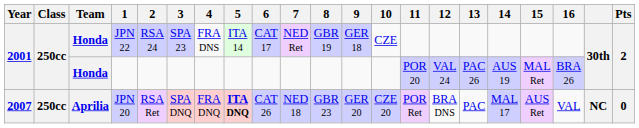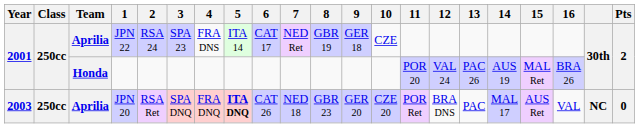(90, 40) Honda -> (90, 40) Aprilia
(19, 106) 2007 -> (19, 106) 2003
